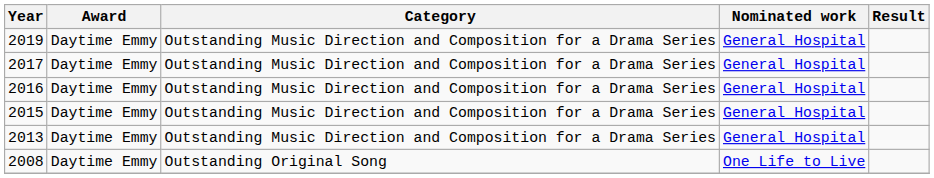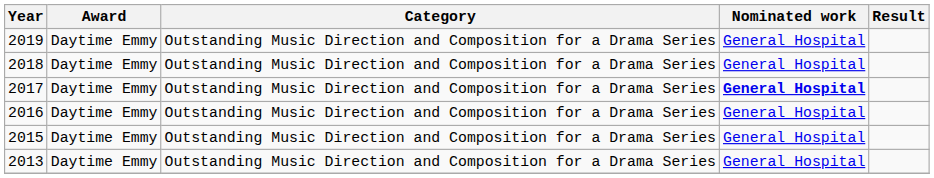+ row: (26, 65)
(794, 65) normal -> (794, 89) bold
- row: (26, 162)
